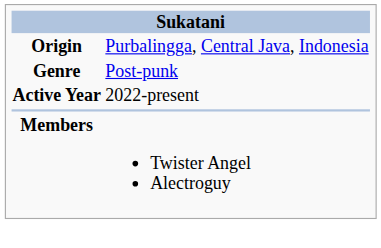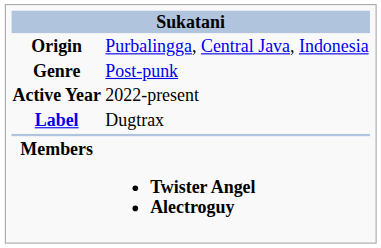+ row: (57, 120)
(237, 173) normal -> (237, 198) bold
